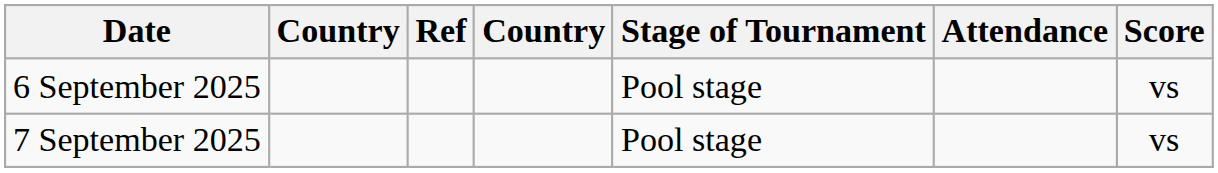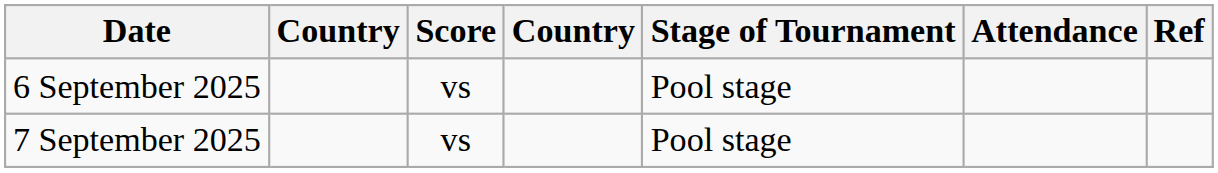columns swapped: (1164, 31) <-> (441, 31)
